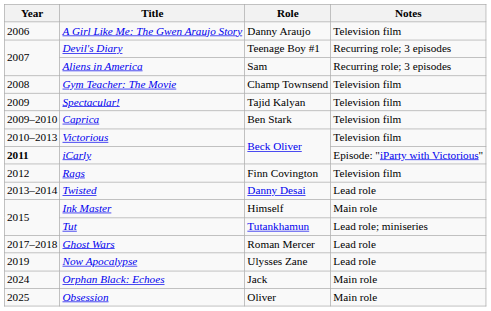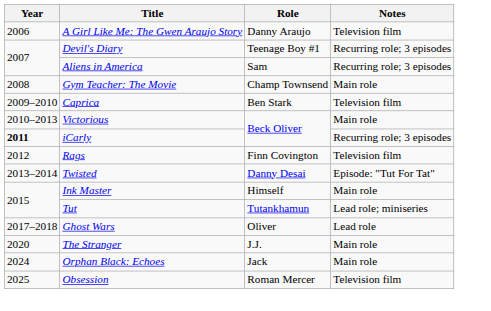(367, 84) Television film -> (355, 84) Main role
- row: (91, 102)
(367, 137) Television film -> (355, 119) Main role
(408, 155) Episode: "iParty with Victorious" -> (392, 137) Recurring role; 3 episodes
(355, 191) Lead role -> (384, 173) Episode: "Tut For Tat"
(281, 244) Roman Mercer -> (262, 226) Oliver
- row: (100, 262)
+ row: (92, 244)
(262, 297) Oliver -> (281, 279) Roman Mercer
(355, 297) Main role -> (367, 279) Television film
